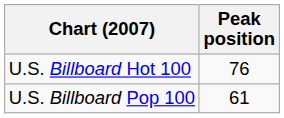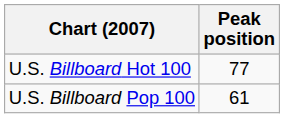(239, 68) 76 -> (239, 68) 77
